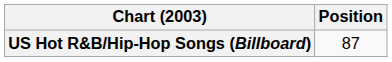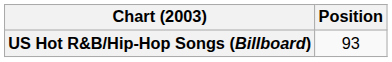(351, 43) 87 -> (351, 43) 93
